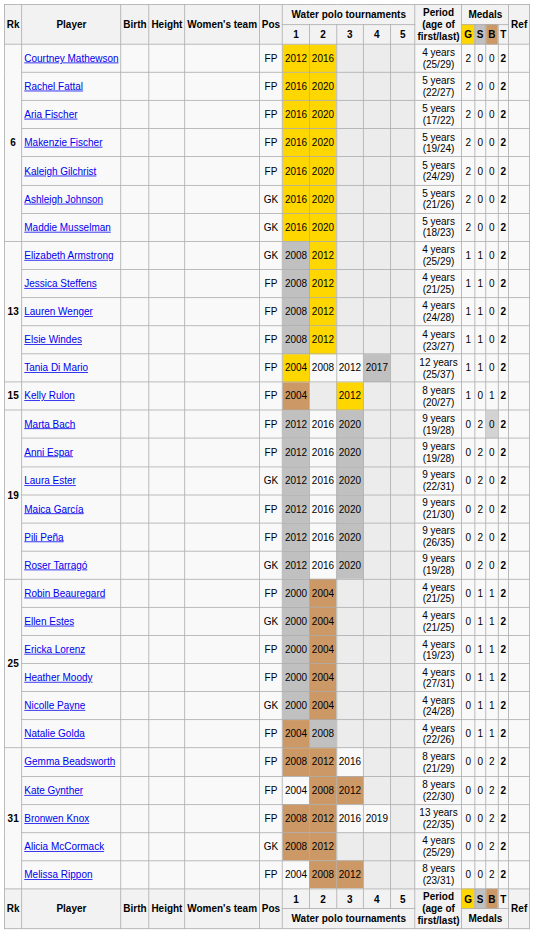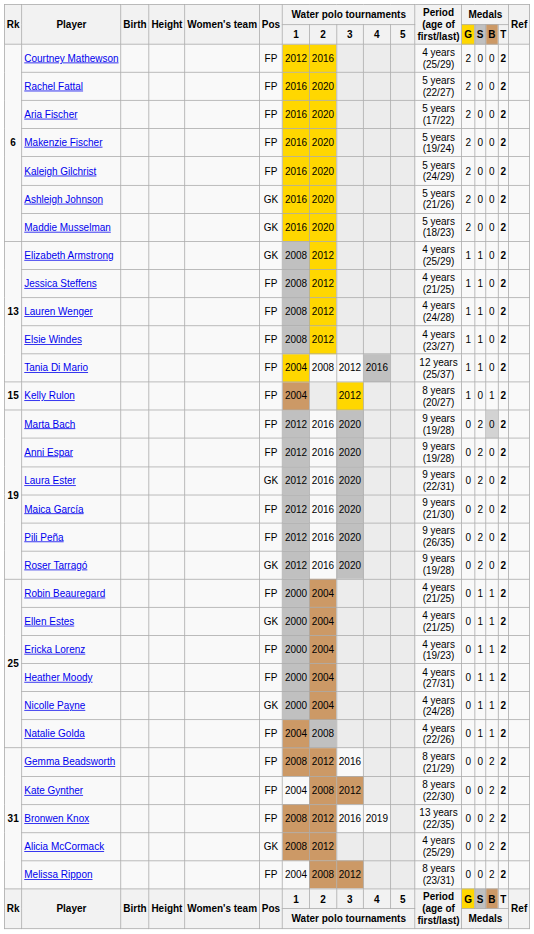(377, 368) 2017 -> (377, 368) 2016
